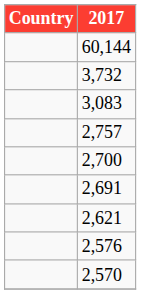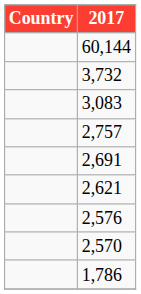- row: (102, 160)
+ row: (102, 274)
